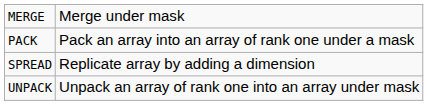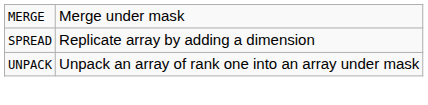- row: (23, 41)
